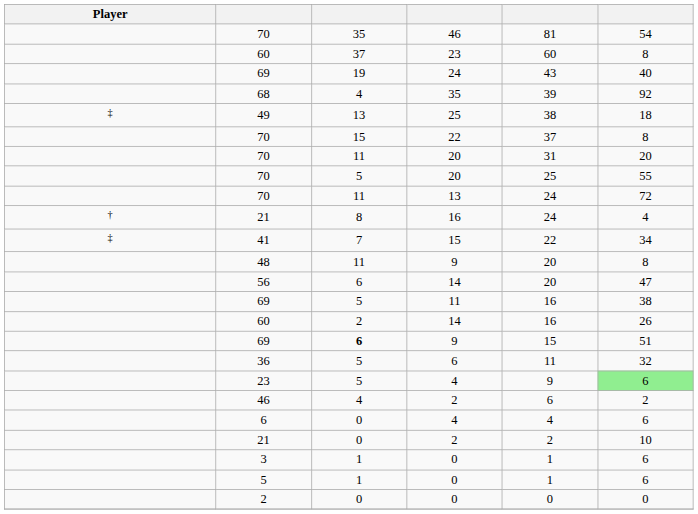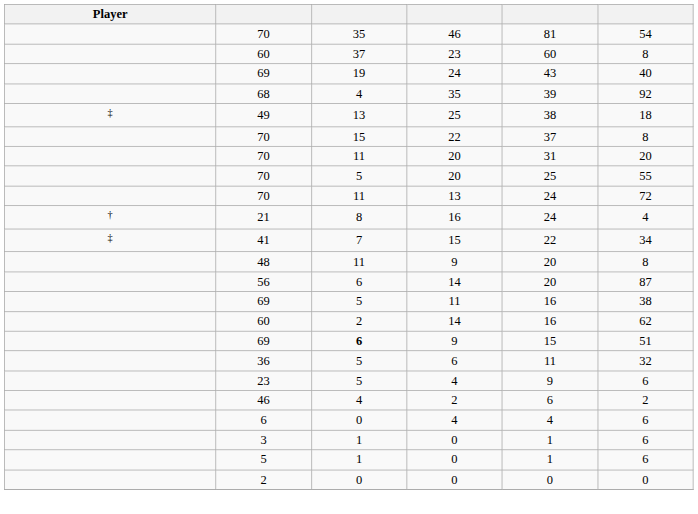(645, 281) 47 -> (645, 281) 87
(645, 321) 26 -> (645, 321) 62
(645, 380) lightgreen background -> (645, 380) no background
- row: (264, 440)
